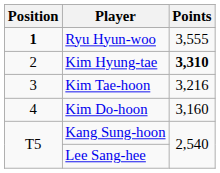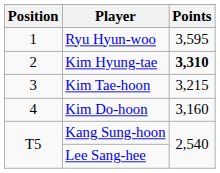(33, 39) bold -> (33, 39) normal
(192, 39) 3,555 -> (192, 39) 3,595
(192, 86) 3,216 -> (192, 86) 3,215
